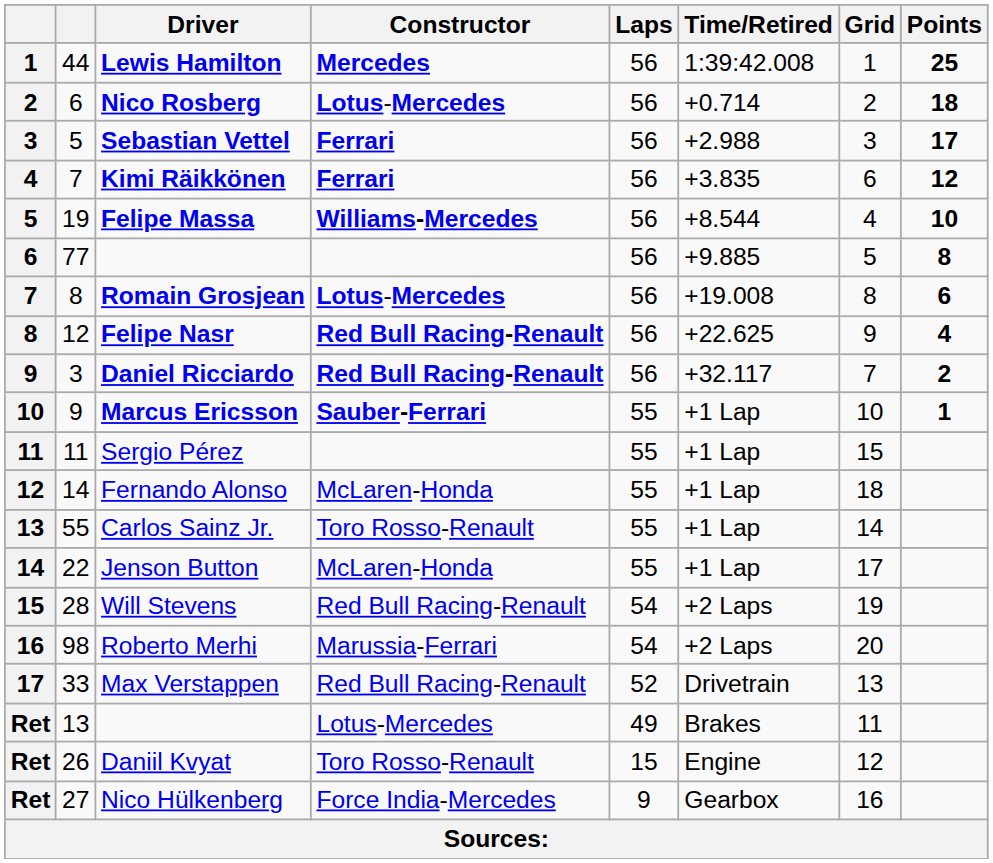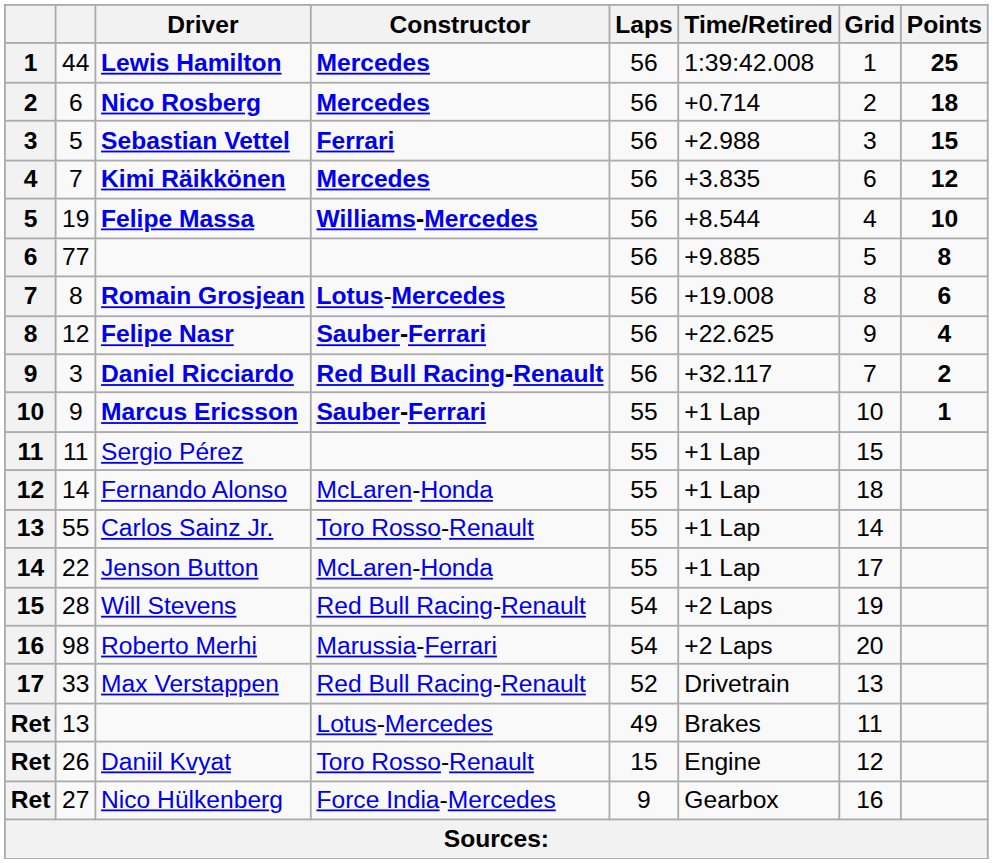(411, 102) Lotus-Mercedes -> (373, 102) Mercedes
(944, 140) 17 -> (944, 140) 15
(355, 179) Ferrari -> (373, 179) Mercedes
(460, 334) Red Bull Racing-Renault -> (401, 334) Sauber-Ferrari
